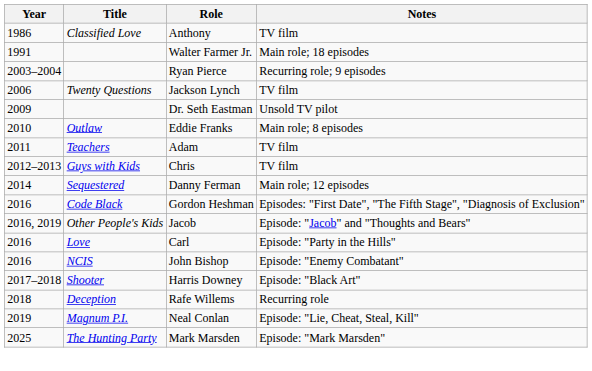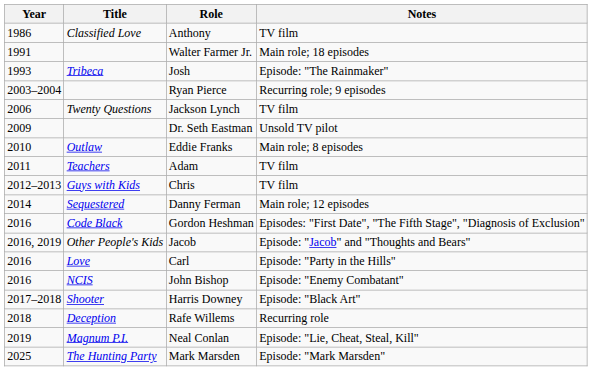+ row: (179, 71)
